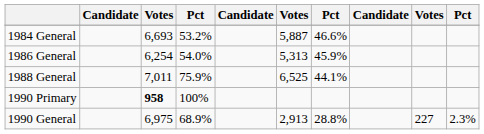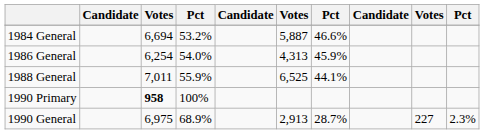(159, 35) 6,693 -> (159, 35) 6,694
(294, 56) 5,313 -> (294, 56) 4,313
(195, 77) 75.9% -> (195, 77) 55.9%
(331, 118) 28.8% -> (331, 118) 28.7%
